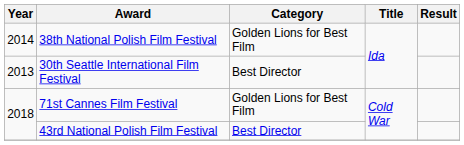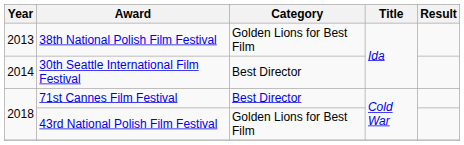(20, 39) 2014 -> (20, 39) 2013
(20, 72) 2013 -> (20, 72) 2014
(290, 104) Golden Lions for Best Film -> (267, 98) Best Director
(267, 130) Best Director -> (290, 123) Golden Lions for Best Film
